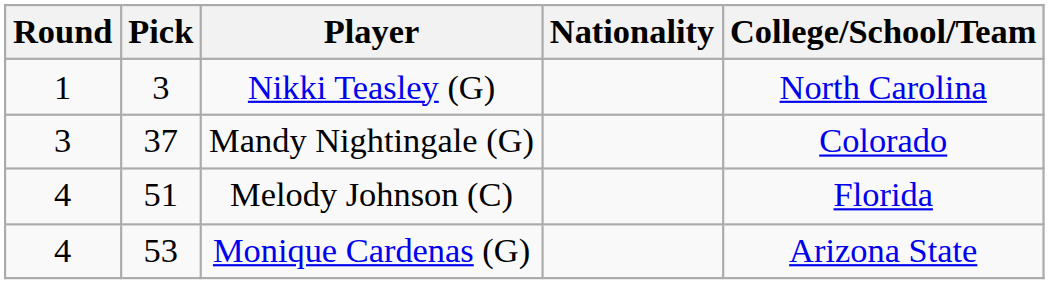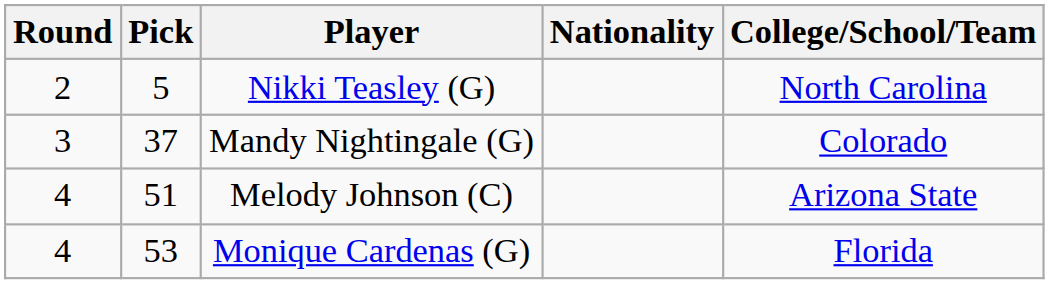(63, 86) 1 -> (63, 86) 2
(161, 86) 3 -> (161, 86) 5
(883, 195) Florida -> (883, 195) Arizona State
(883, 250) Arizona State -> (883, 250) Florida
